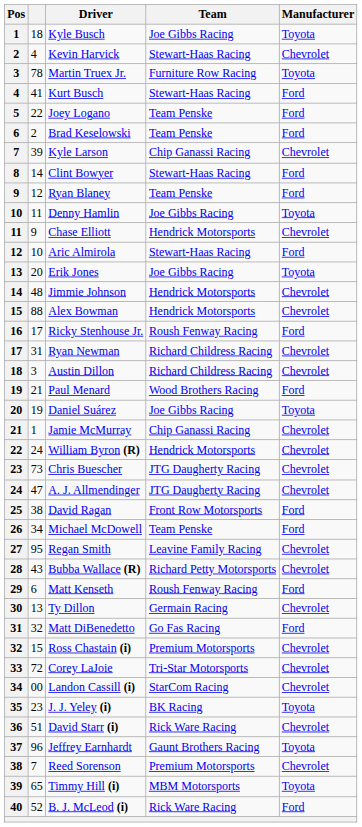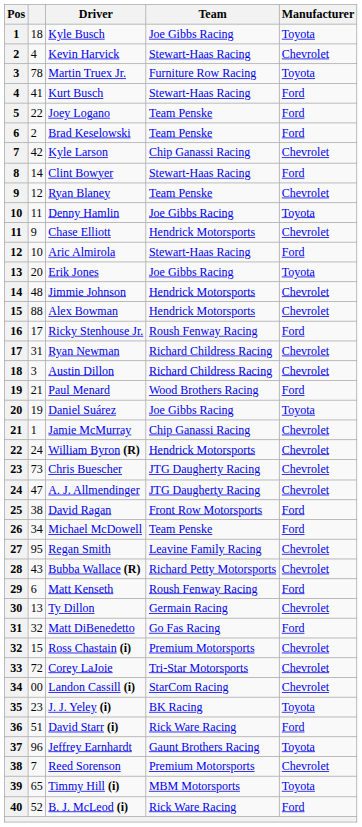(37, 153) 39 -> (37, 153) 42
(293, 192) Ford -> (305, 192) Chevrolet
(305, 727) Chevrolet -> (293, 727) Ford
